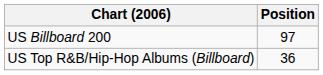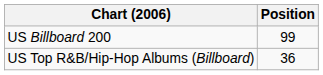(288, 37) 97 -> (288, 37) 99
